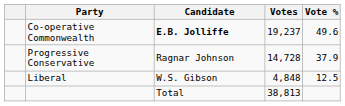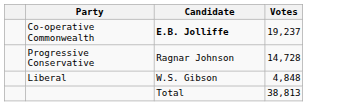- column: (322, 12)
